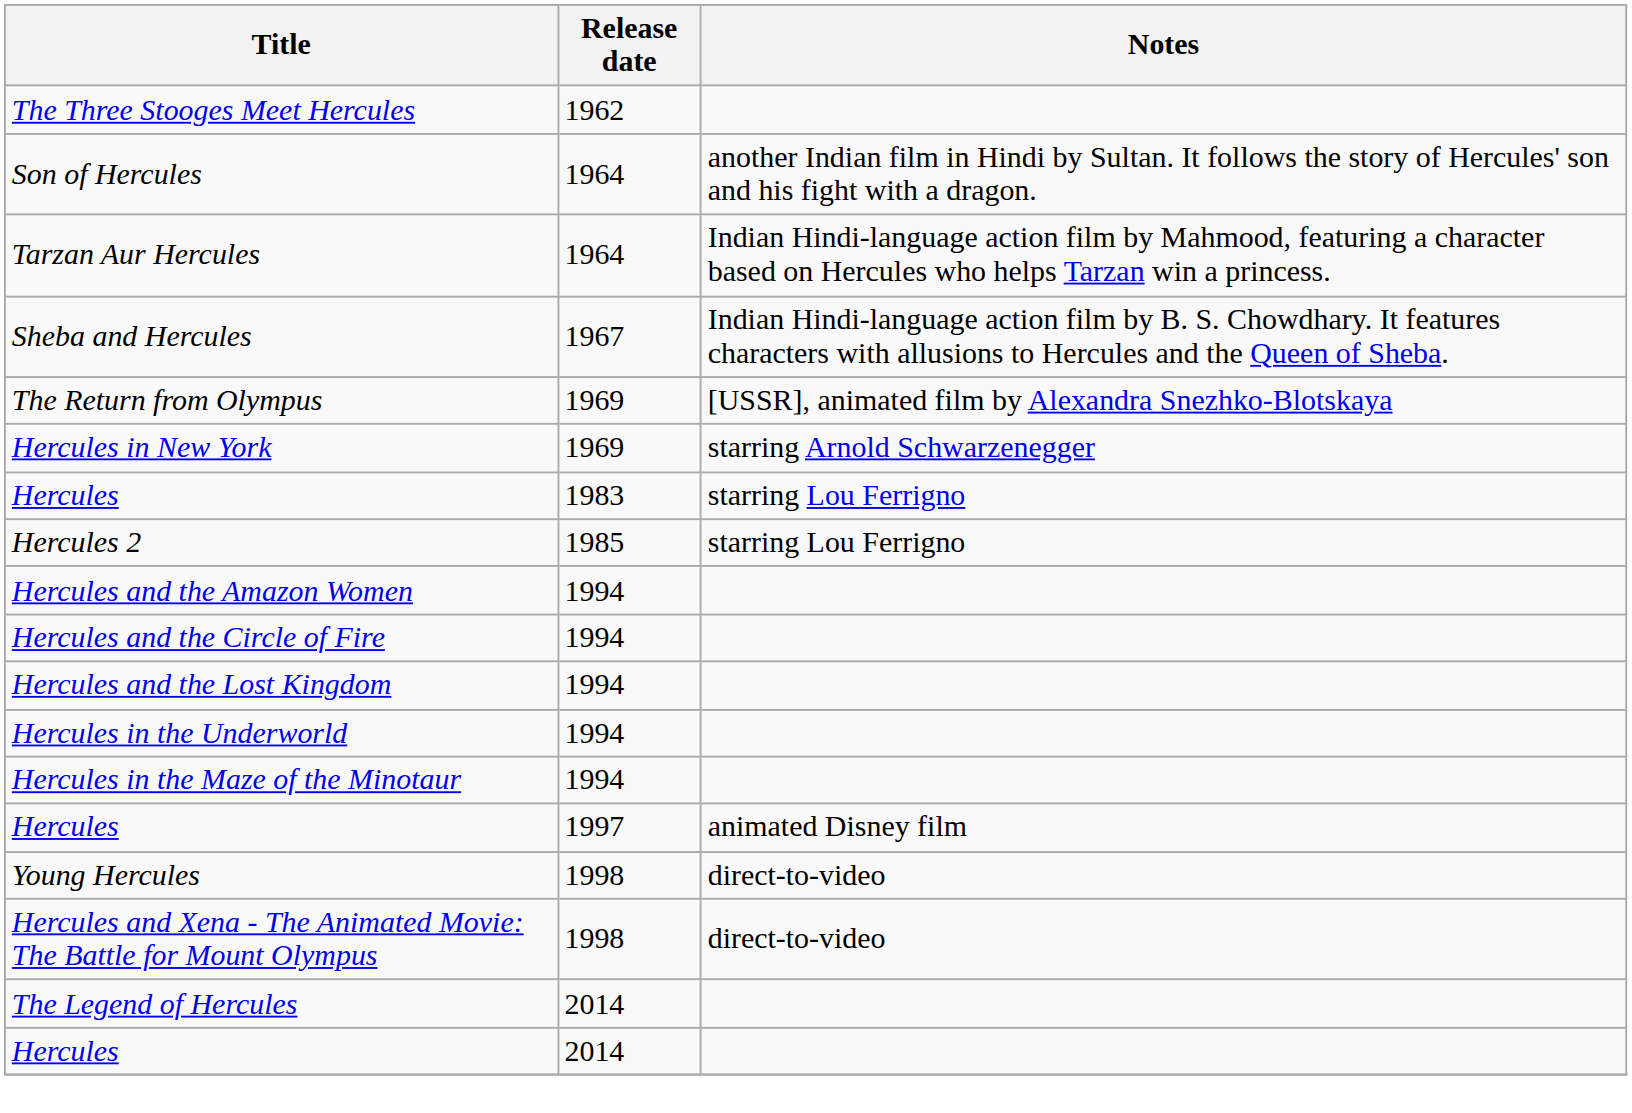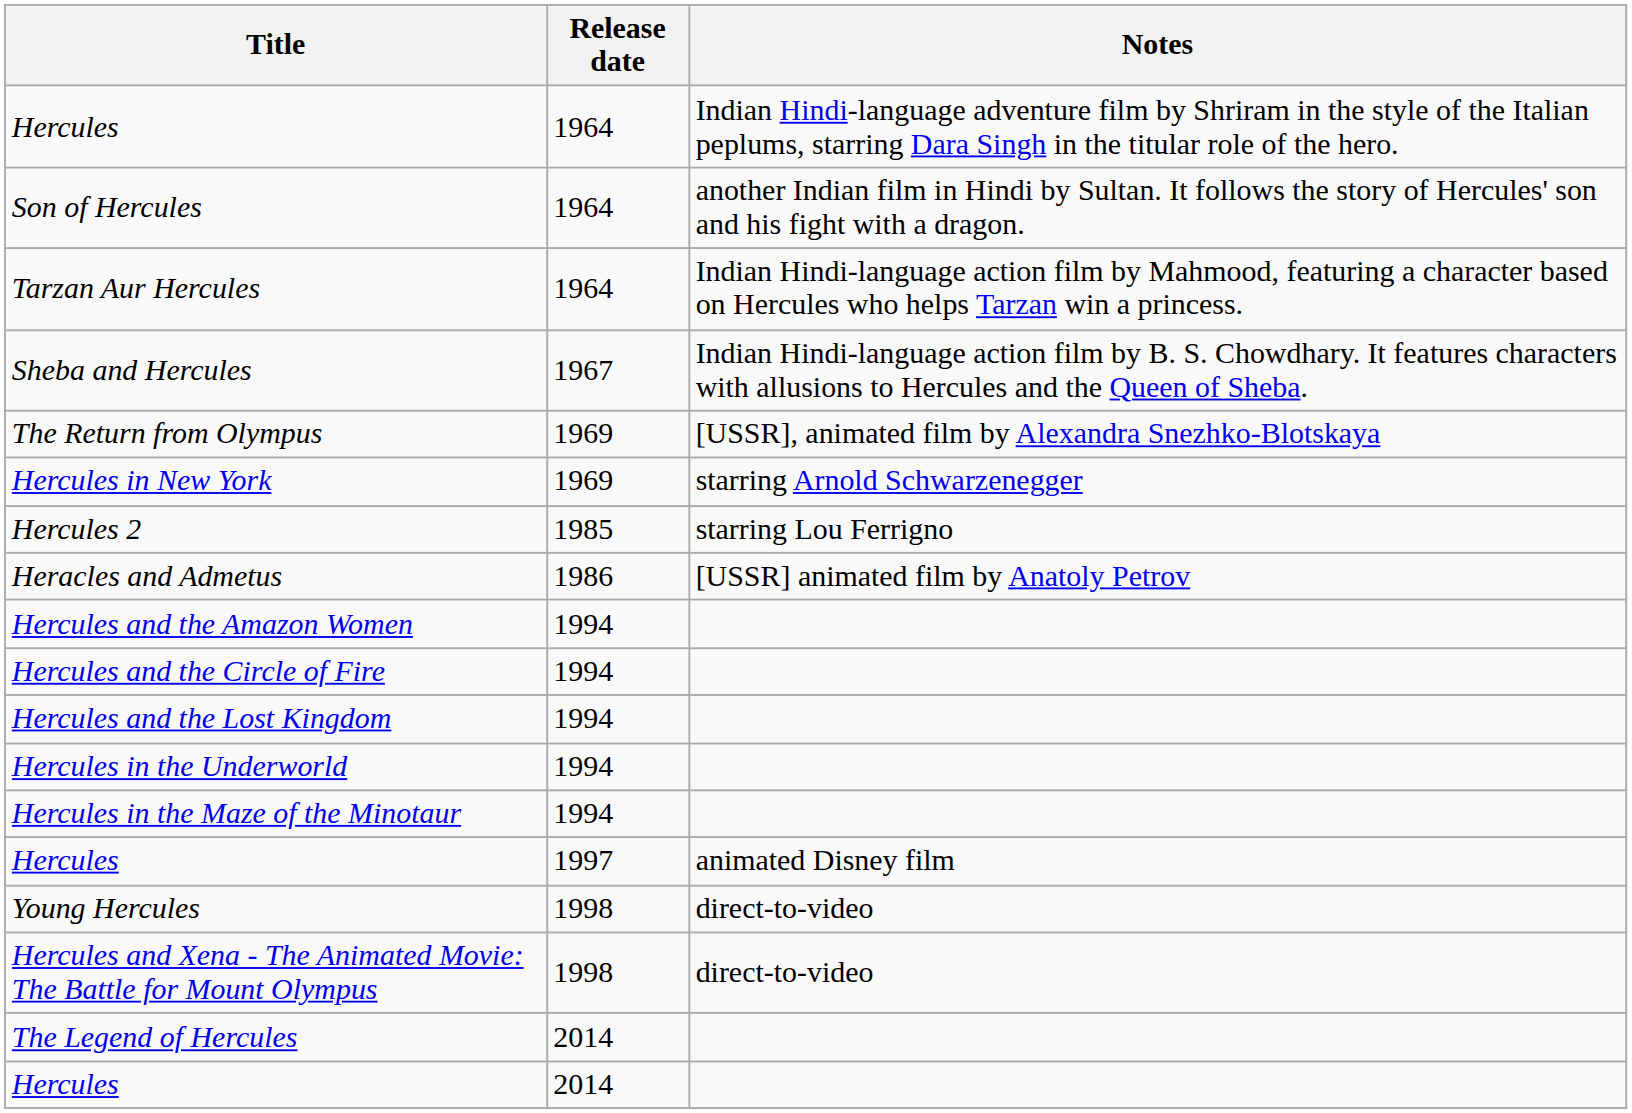- row: (213, 109)
+ row: (65, 126)
- row: (65, 495)
+ row: (147, 576)
